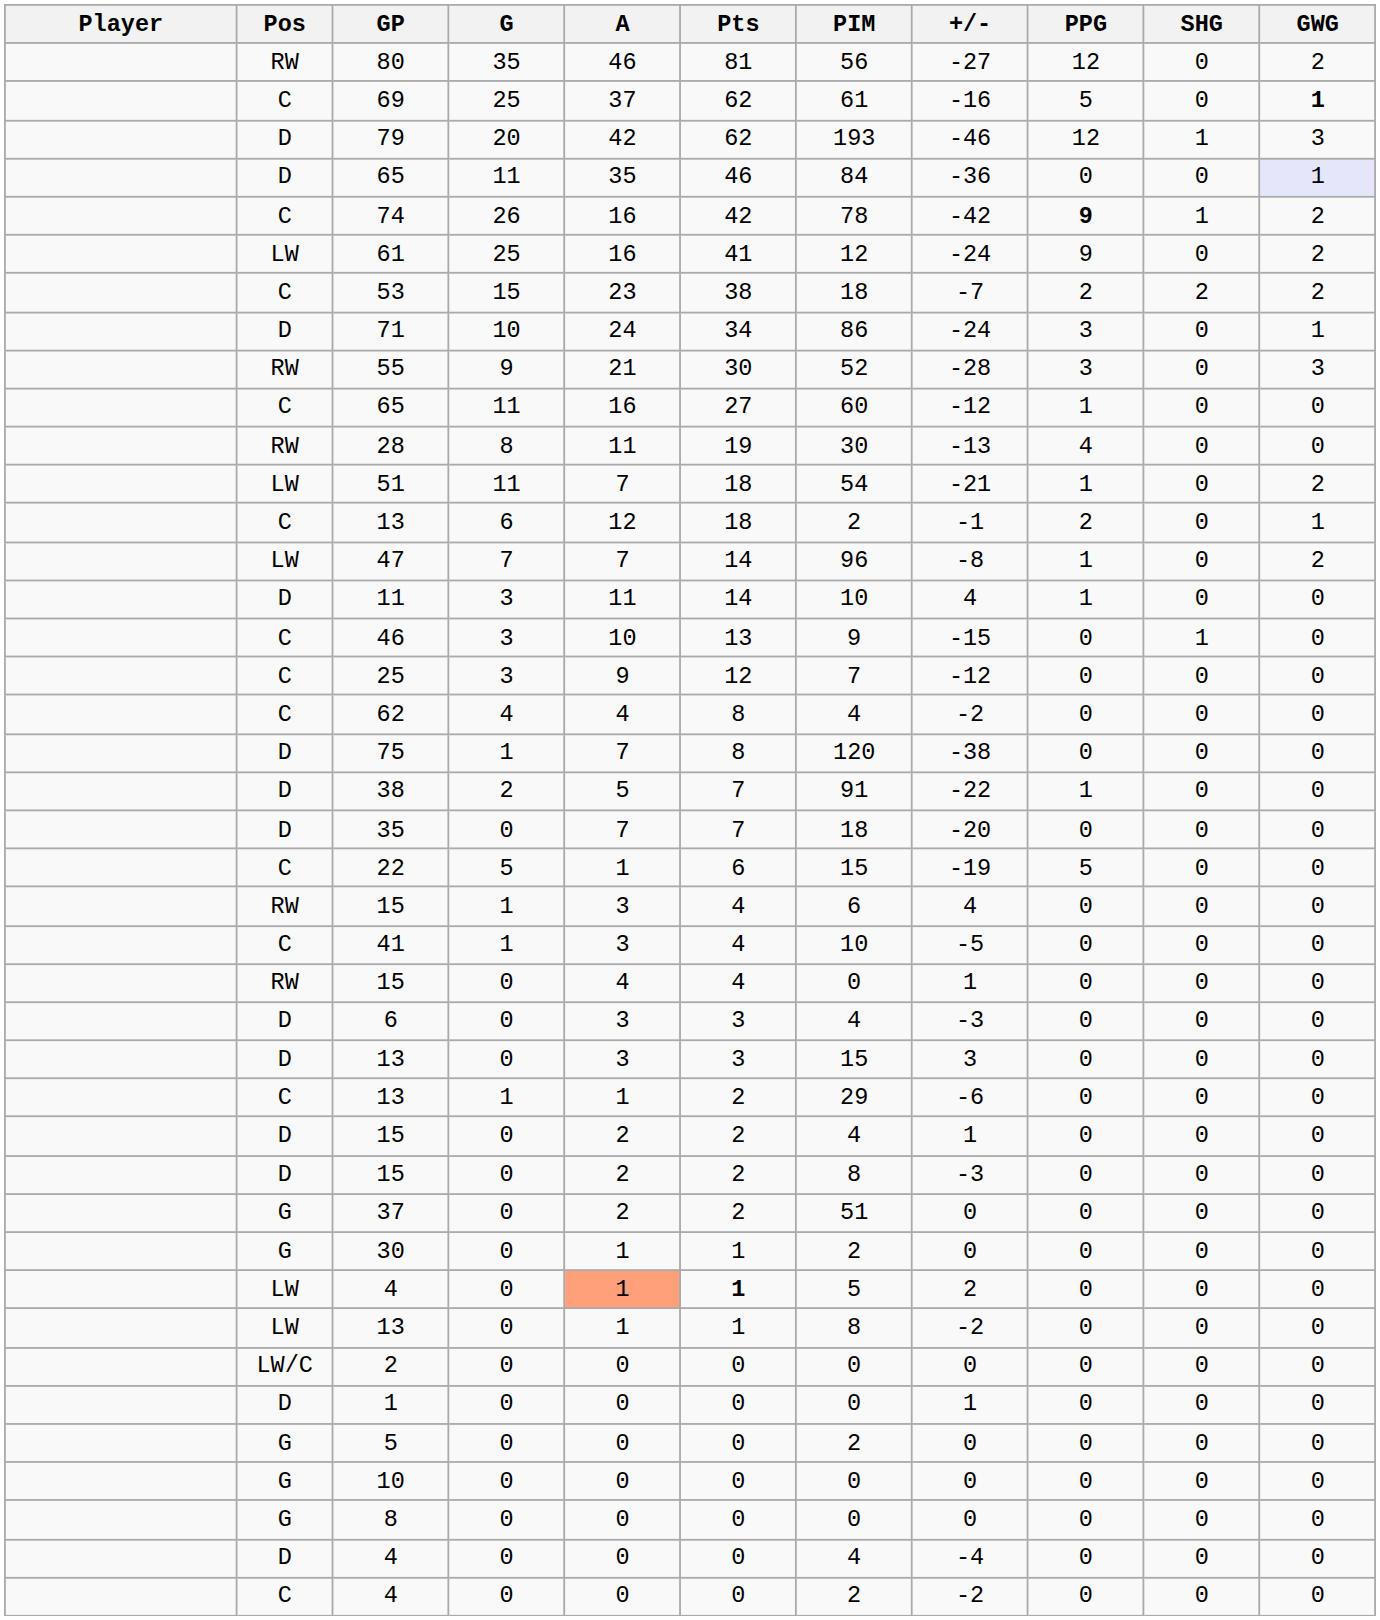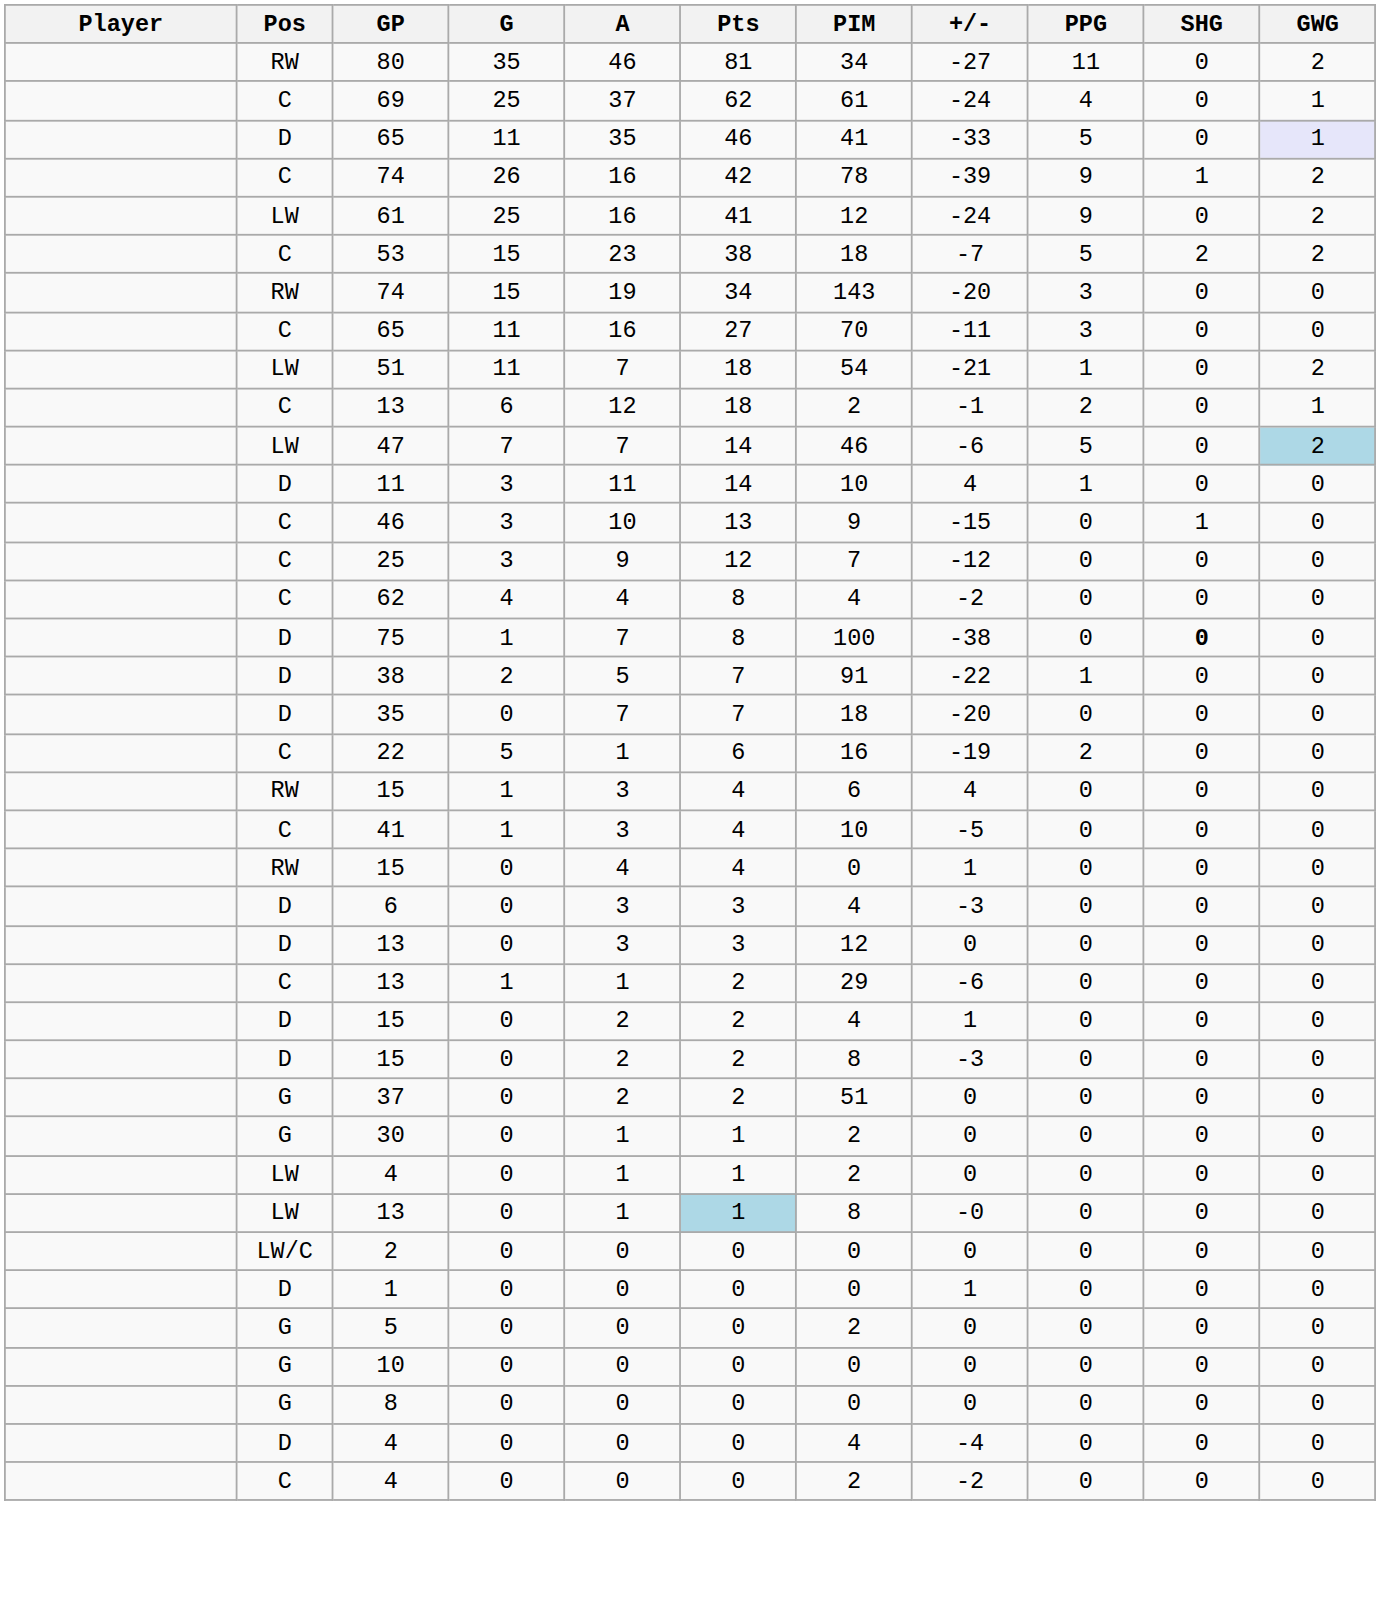(854, 62) 56 -> (854, 62) 34
(1086, 62) 12 -> (1086, 62) 11
(970, 101) -16 -> (970, 101) -24
(1086, 101) 5 -> (1086, 101) 4
(1318, 101) bold -> (1318, 101) normal
- row: (285, 139)
(854, 177) 84 -> (854, 139) 41
(970, 177) -36 -> (970, 139) -33
(1086, 177) 0 -> (1086, 139) 5
(970, 216) -42 -> (970, 177) -39
(1086, 216) bold -> (1086, 177) normal
(1086, 293) 2 -> (1086, 254) 5
+ row: (285, 293)
- row: (285, 331)
- row: (285, 369)
(854, 408) 60 -> (854, 331) 70
(970, 408) -12 -> (970, 331) -11
(1086, 408) 1 -> (1086, 331) 3
- row: (285, 446)
(854, 561) 96 -> (854, 446) 46
(970, 561) -8 -> (970, 446) -6
(1086, 561) 1 -> (1086, 446) 5
(1318, 561) no background -> (1318, 446) lightblue background
(854, 753) 120 -> (854, 638) 100
(1202, 753) normal -> (1202, 638) bold
(854, 868) 15 -> (854, 753) 16
(1086, 868) 5 -> (1086, 753) 2
(854, 1060) 15 -> (854, 944) 12
(970, 1060) 3 -> (970, 944) 0
(622, 1290) lightsalmon background -> (622, 1175) no background
(738, 1290) bold -> (738, 1175) normal
(854, 1290) 5 -> (854, 1175) 2
(970, 1290) 2 -> (970, 1175) 0
(738, 1328) no background -> (738, 1213) lightblue background
(970, 1328) -2 -> (970, 1213) -0
